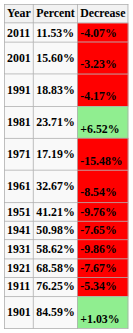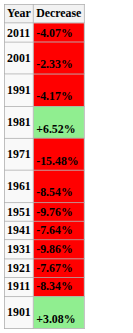- column: (56, 13)
(99, 64) -3.23% -> (54, 64) -2.33%
(99, 230) -7.65% -> (54, 230) -7.64%
(99, 287) -5.34% -> (54, 287) -8.34%
(100, 319) +1.03% -> (56, 319) +3.08%
